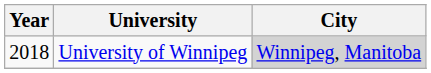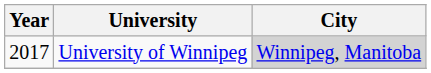(29, 52) 2018 -> (29, 52) 2017
